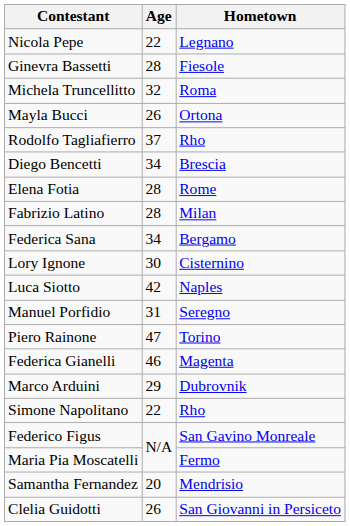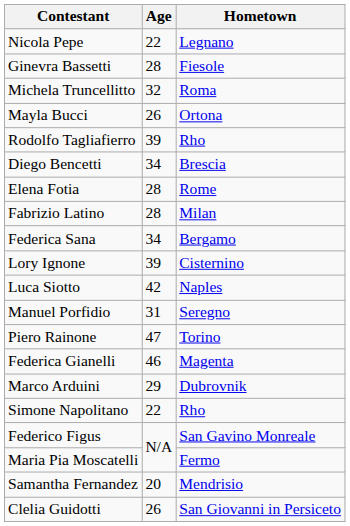(153, 139) 37 -> (153, 139) 39
(153, 262) 30 -> (153, 262) 39
